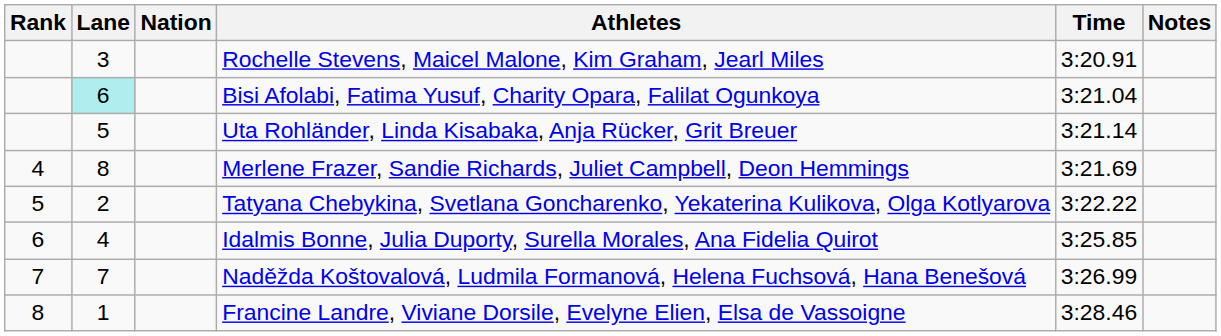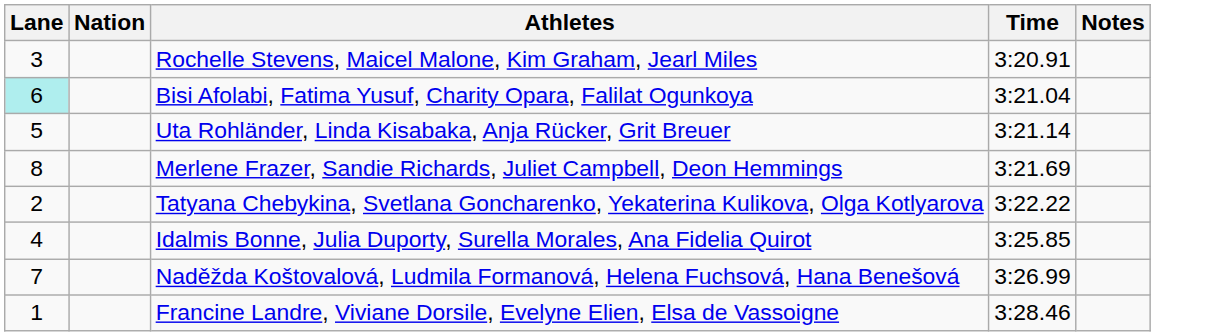- column: (38, 22)
